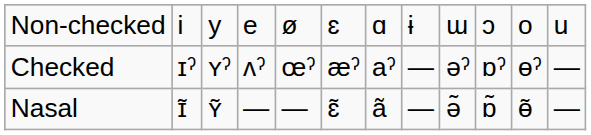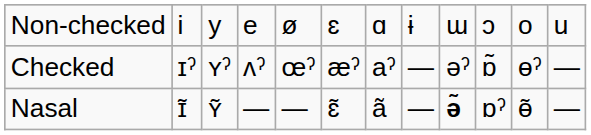(494, 66) ɒˀ -> (489, 66) ɒ̃
(453, 108) normal -> (453, 108) bold
(489, 108) ɒ̃ -> (494, 108) ɒˀ
